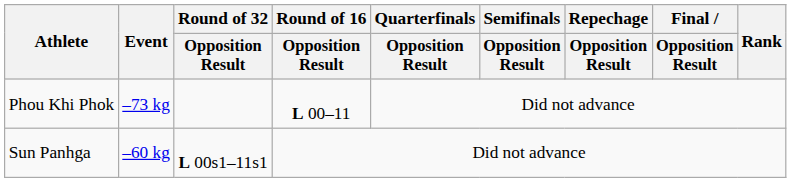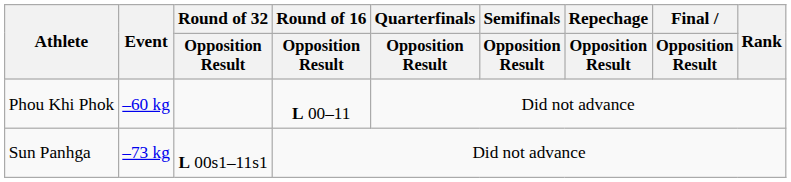(146, 104) –73 kg -> (146, 104) –60 kg
(146, 152) –60 kg -> (146, 152) –73 kg
